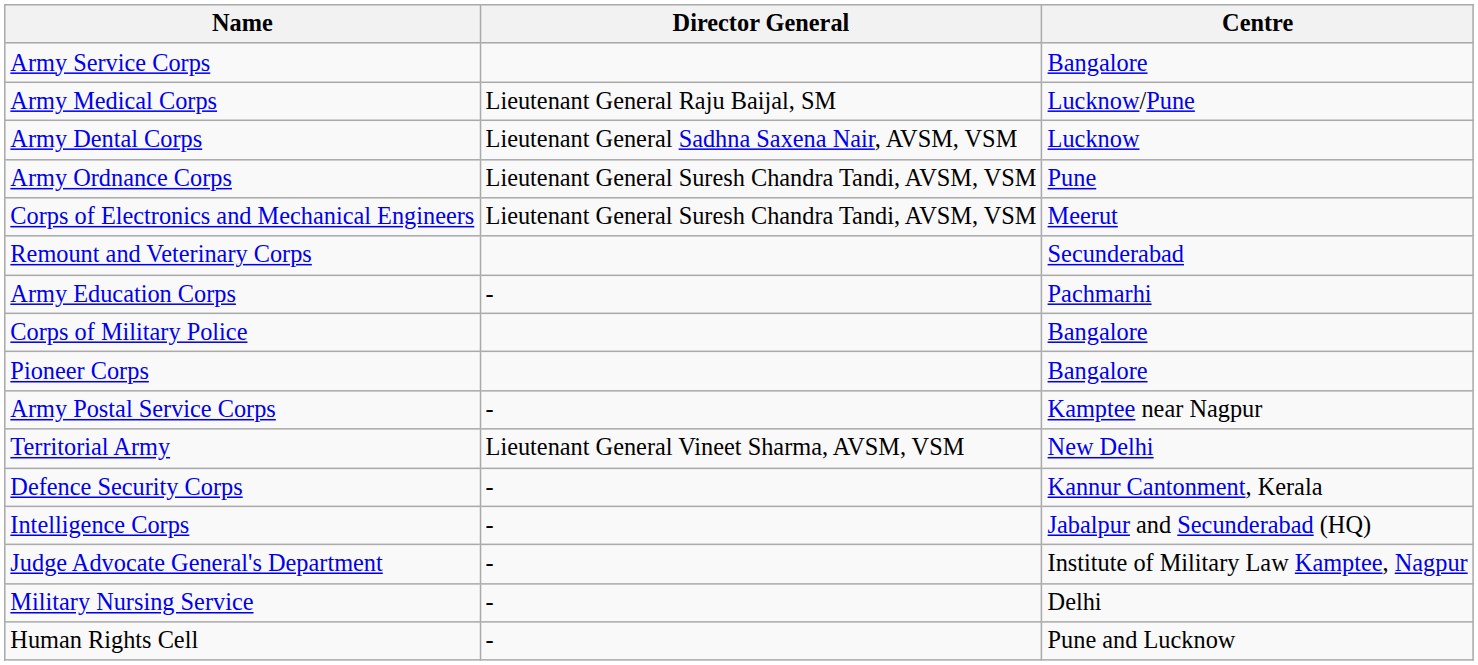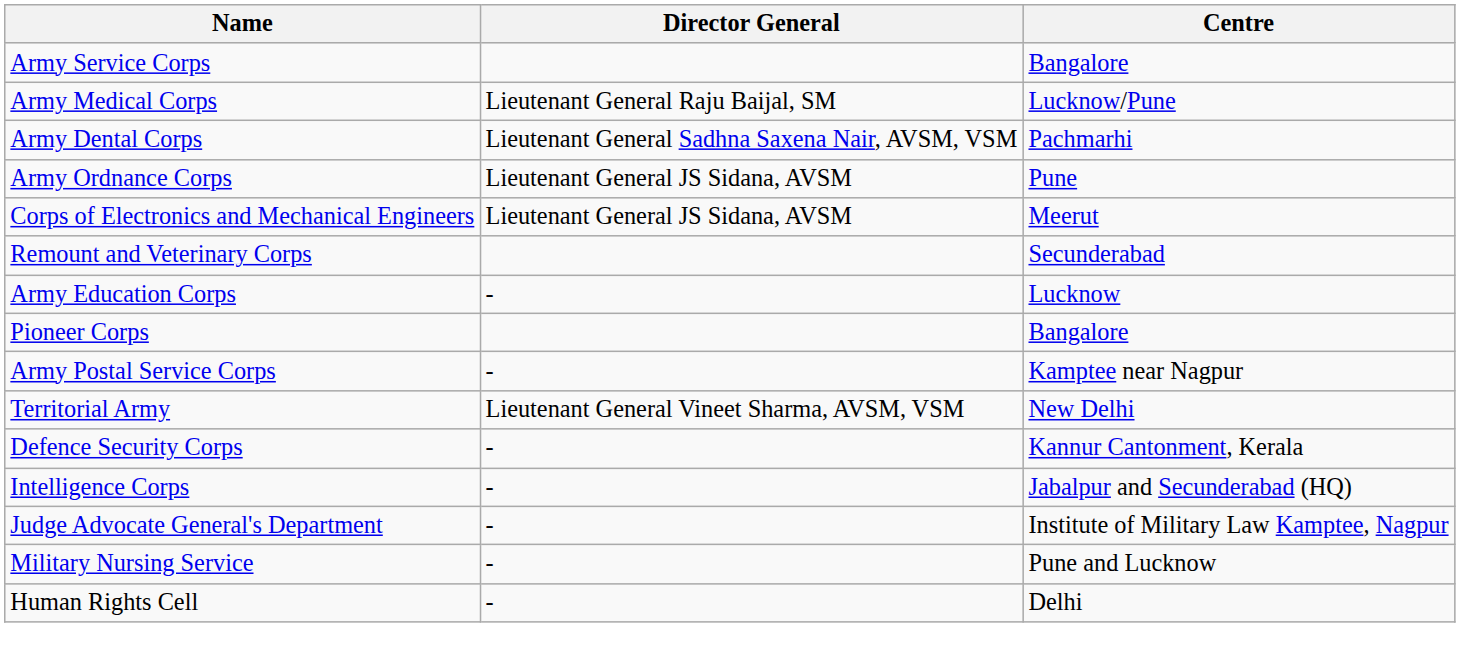(1094, 139) Lucknow -> (1080, 139) Pachmarhi
(761, 178) Lieutenant General Suresh Chandra Tandi, AVSM, VSM -> (669, 178) Lieutenant General JS Sidana, AVSM
(761, 216) Lieutenant General Suresh Chandra Tandi, AVSM, VSM -> (669, 216) Lieutenant General JS Sidana, AVSM
(1100, 293) Pachmarhi -> (1074, 293) Lucknow
- row: (129, 332)
(1075, 602) Delhi -> (1122, 563) Pune and Lucknow
(1141, 640) Pune and Lucknow -> (1055, 602) Delhi
